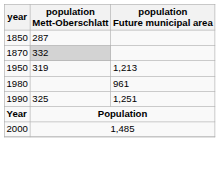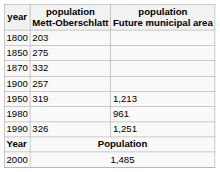+ row: (17, 38)
(40, 38) 287 -> (40, 53) 275
(40, 53) lightgrey background -> (40, 68) no background
+ row: (17, 83)
(40, 99) 325 -> (40, 129) 326
